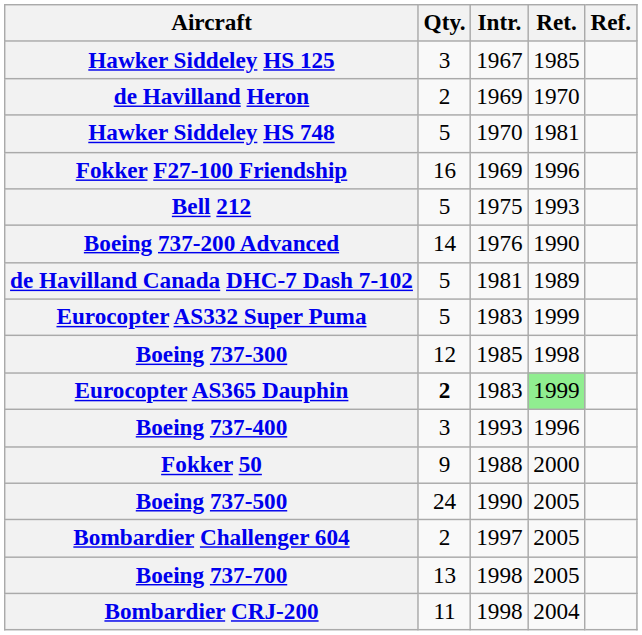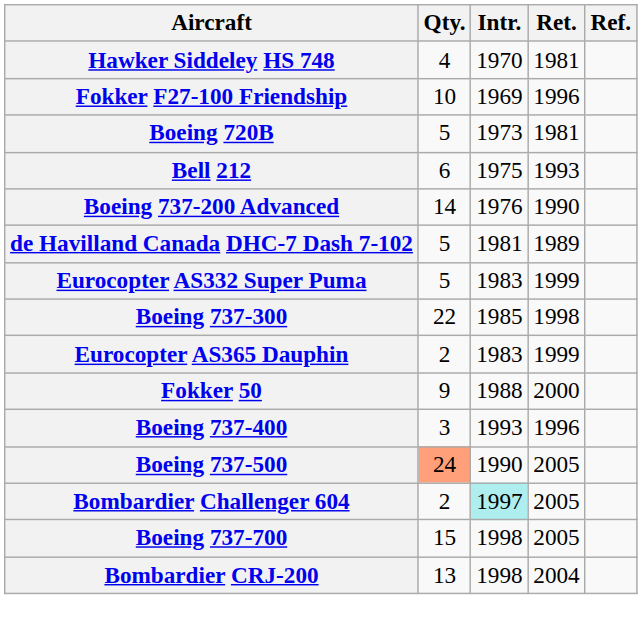- row: (211, 59)
- row: (211, 96)
(445, 133) 5 -> (445, 59) 4
(445, 170) 16 -> (445, 96) 10
+ row: (211, 133)
(445, 206) 5 -> (445, 170) 6
(445, 354) 12 -> (445, 317) 22
(445, 390) bold -> (445, 354) normal
(556, 390) lightgreen background -> (556, 354) no background
rows swapped: (211, 464) <-> (211, 427)
(445, 501) no background -> (445, 464) lightsalmon background
(499, 538) no background -> (499, 501) paleturquoise background
(445, 574) 13 -> (445, 538) 15
(445, 611) 11 -> (445, 574) 13
